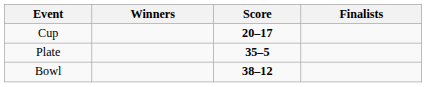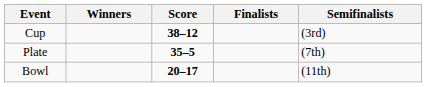+ column: (360, 14)
(257, 33) 20–17 -> (183, 33) 38–12
(257, 71) 38–12 -> (183, 71) 20–17
